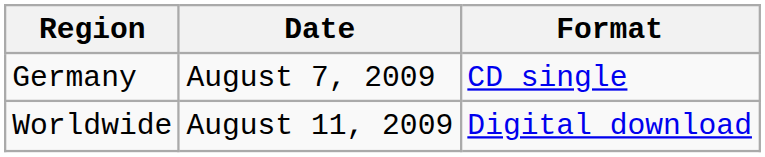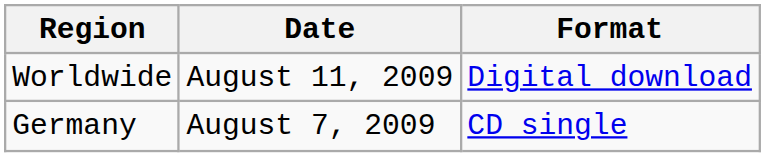rows swapped: (74, 78) <-> (92, 126)
